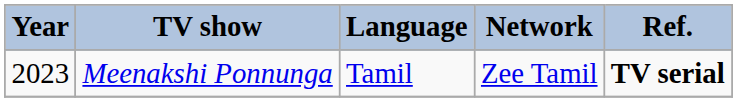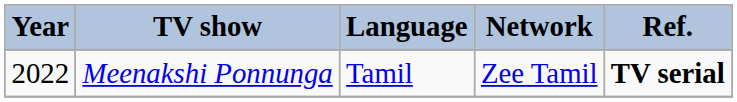(40, 73) 2023 -> (40, 73) 2022
